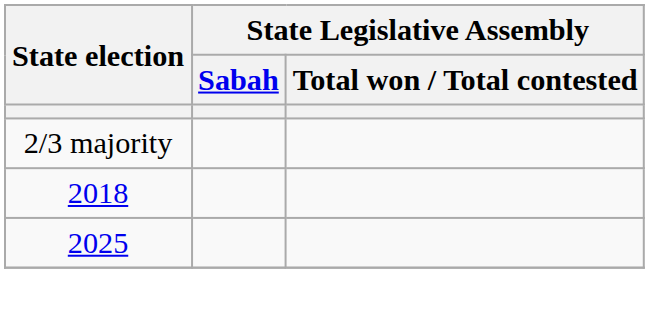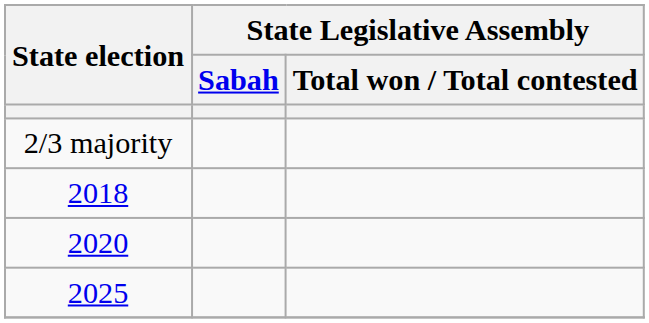+ row: (98, 243)
